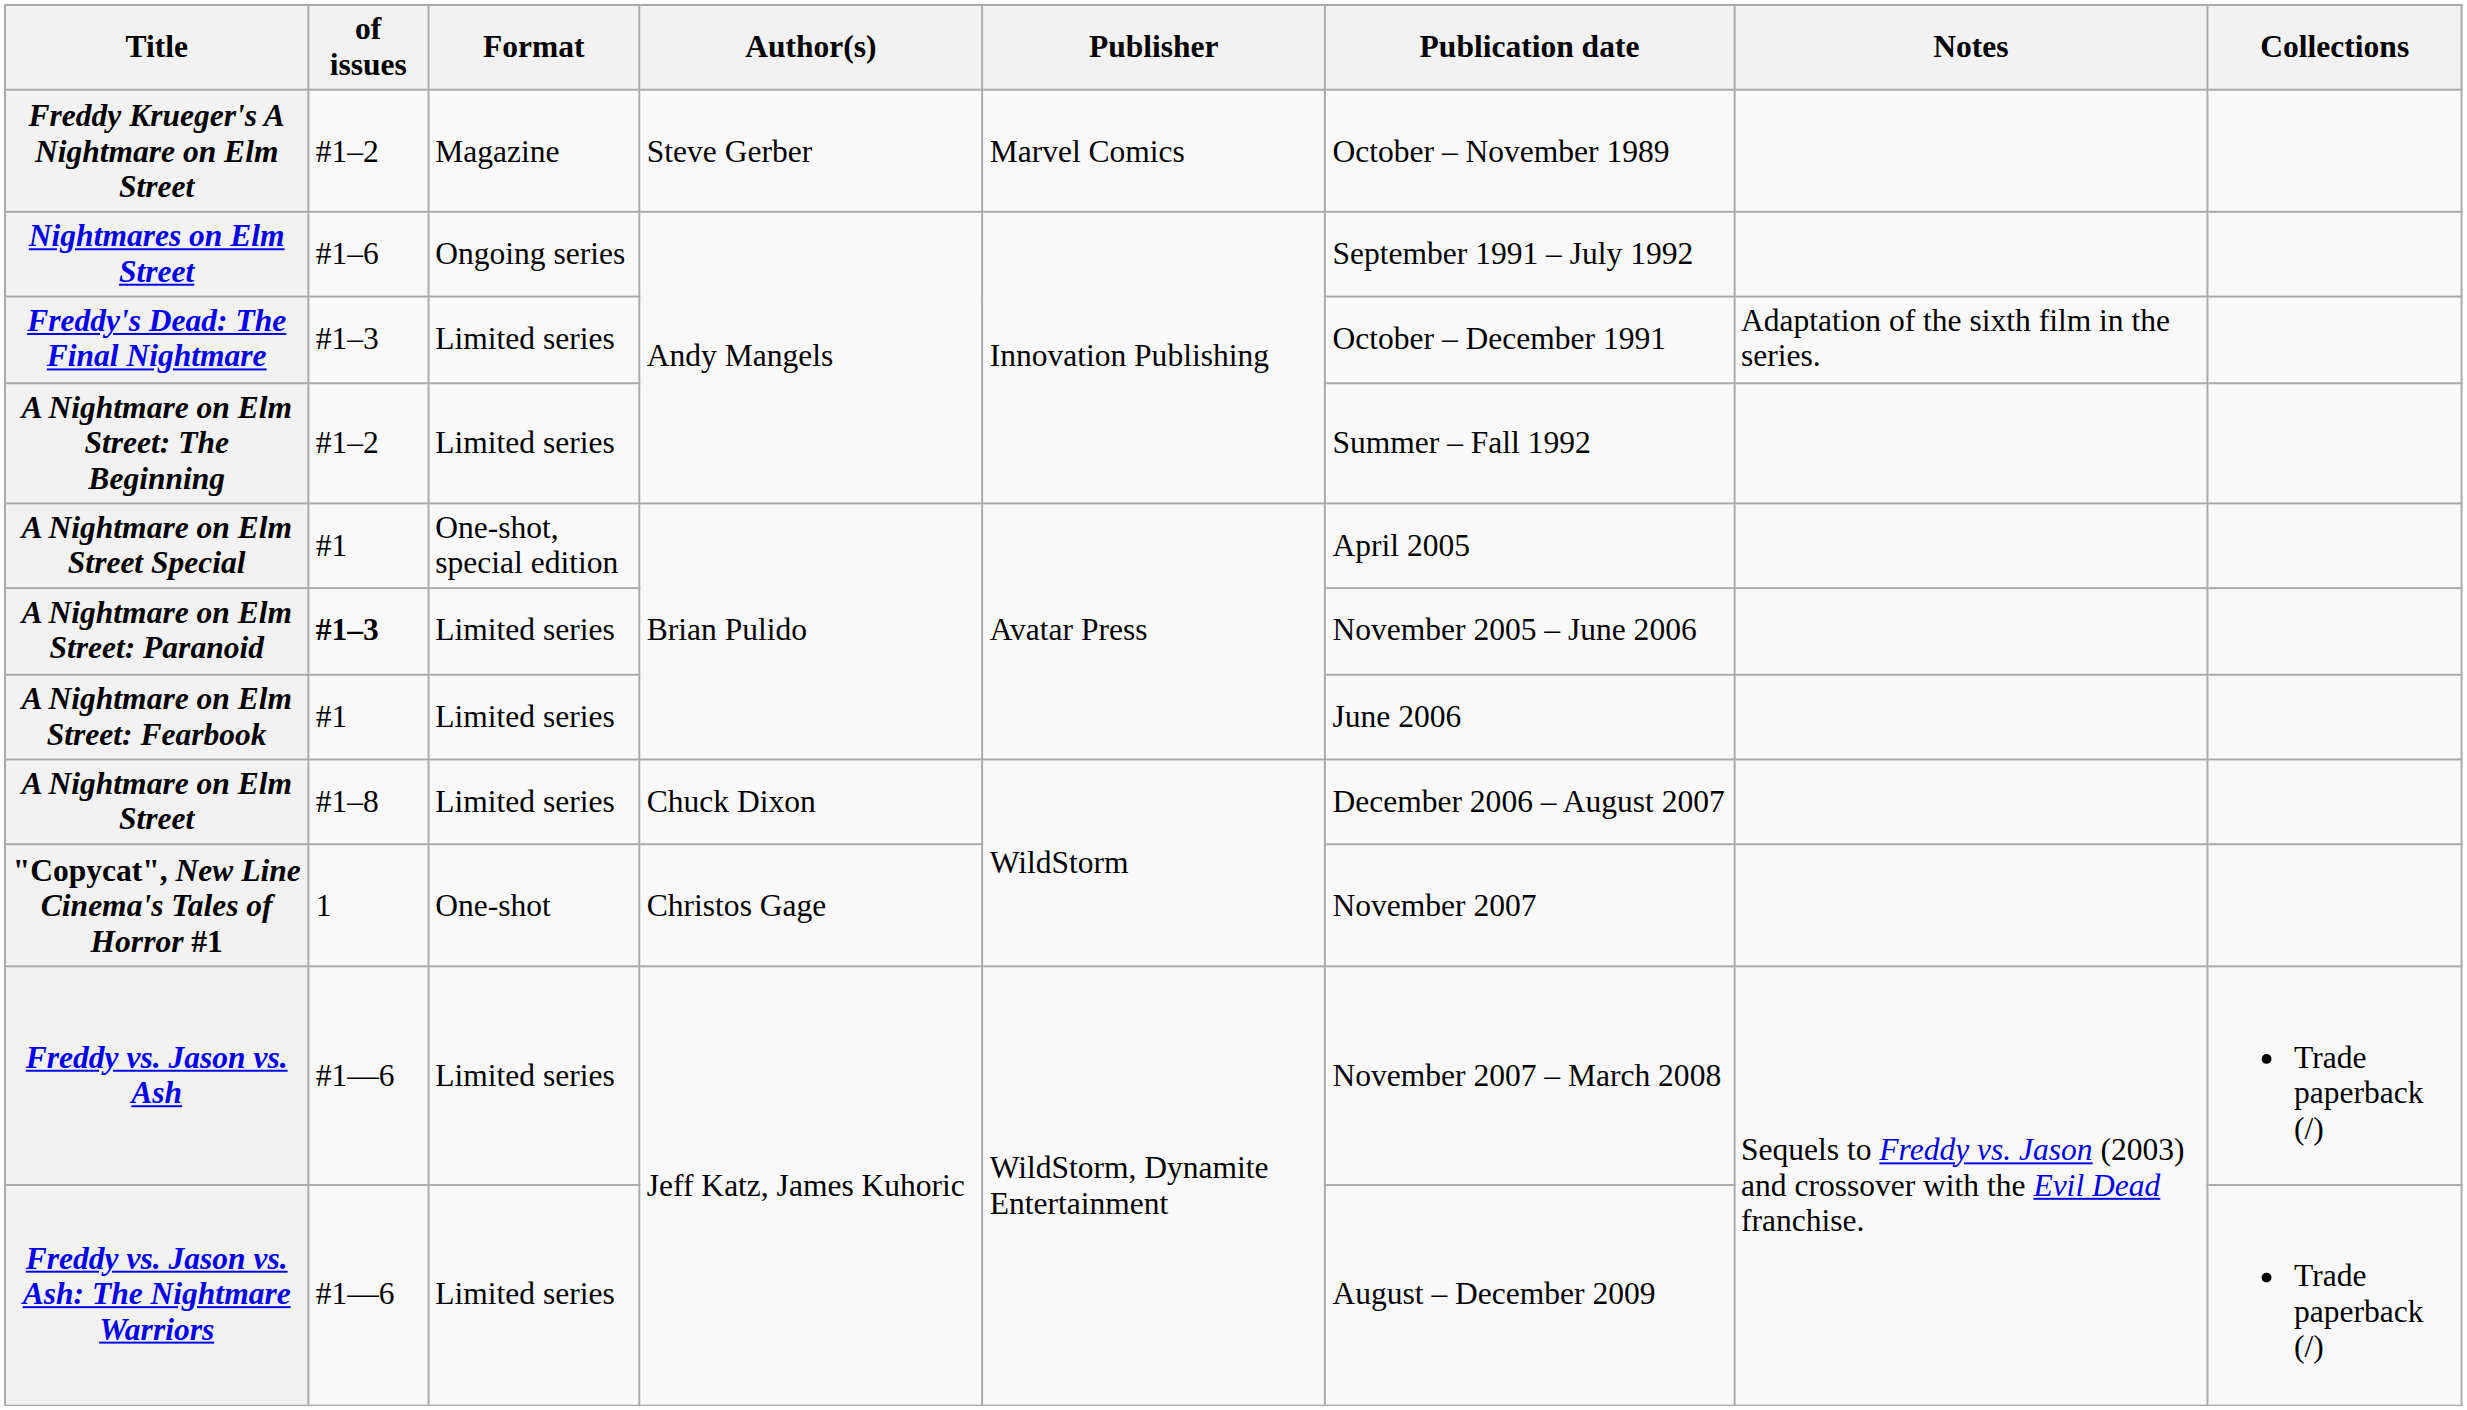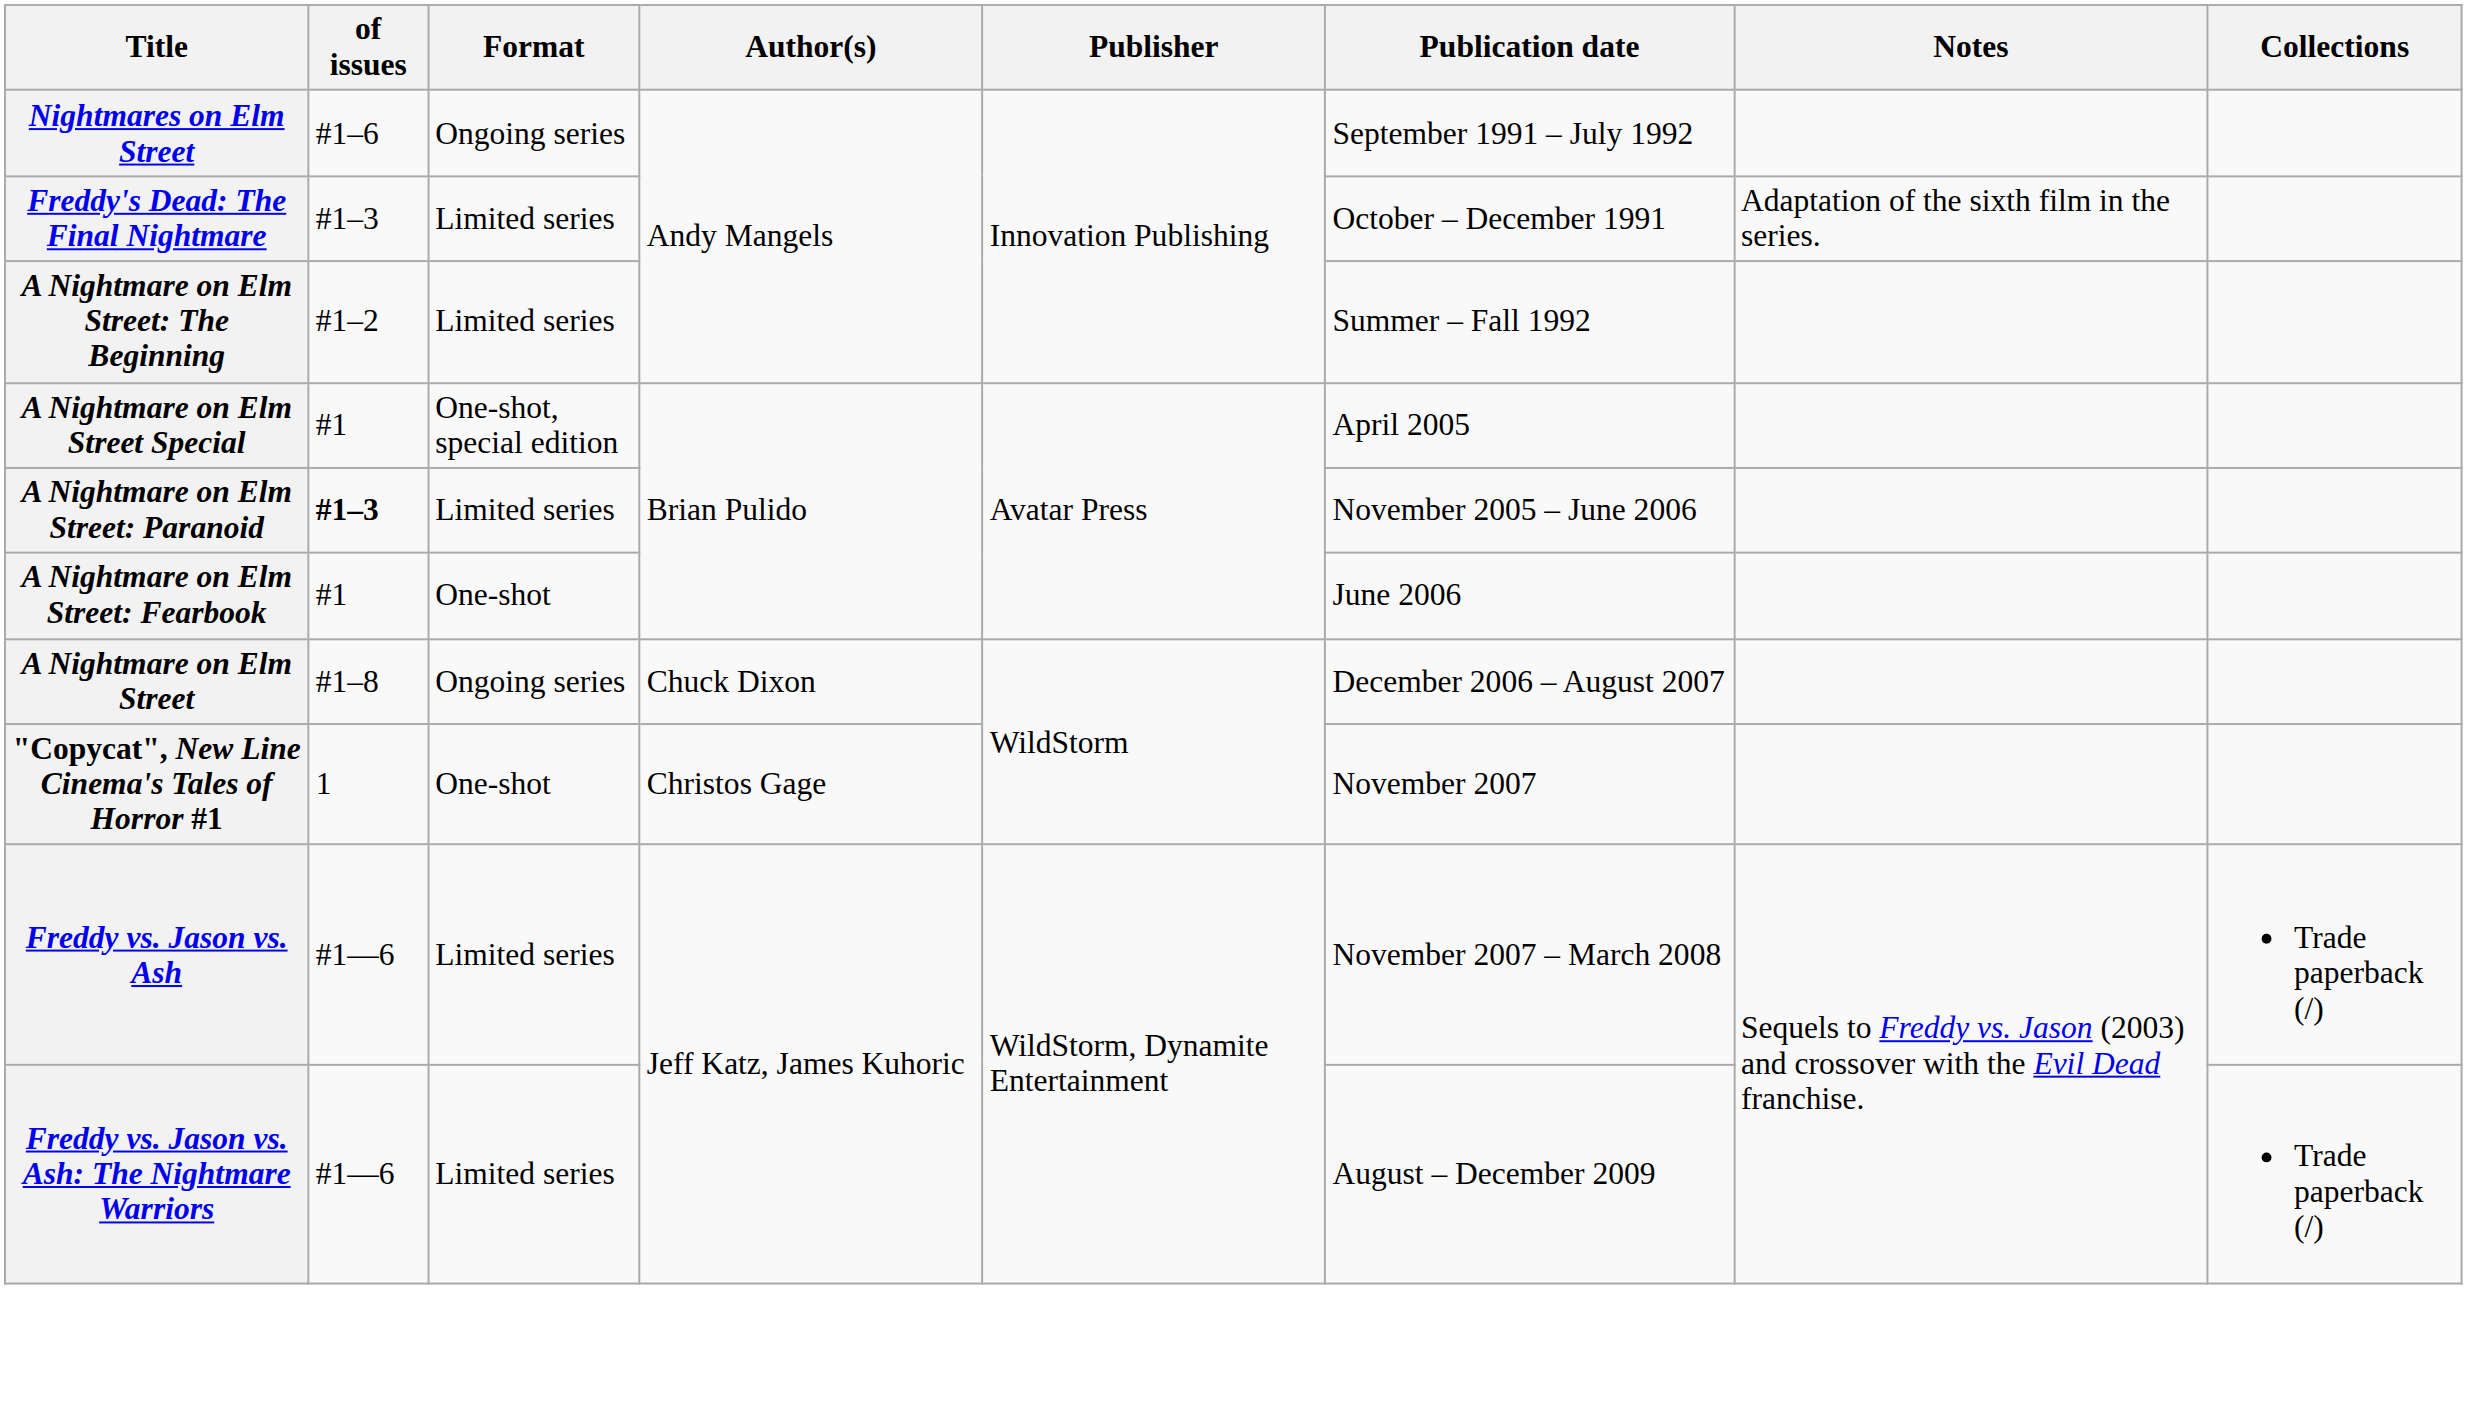- row: (157, 150)
(525, 716) Limited series -> (493, 595) One-shot
(525, 801) Limited series -> (530, 680) Ongoing series
